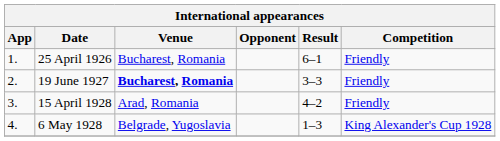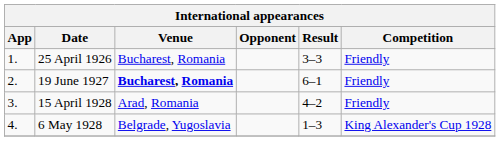(312, 59) 6–1 -> (312, 59) 3–3
(312, 81) 3–3 -> (312, 81) 6–1
